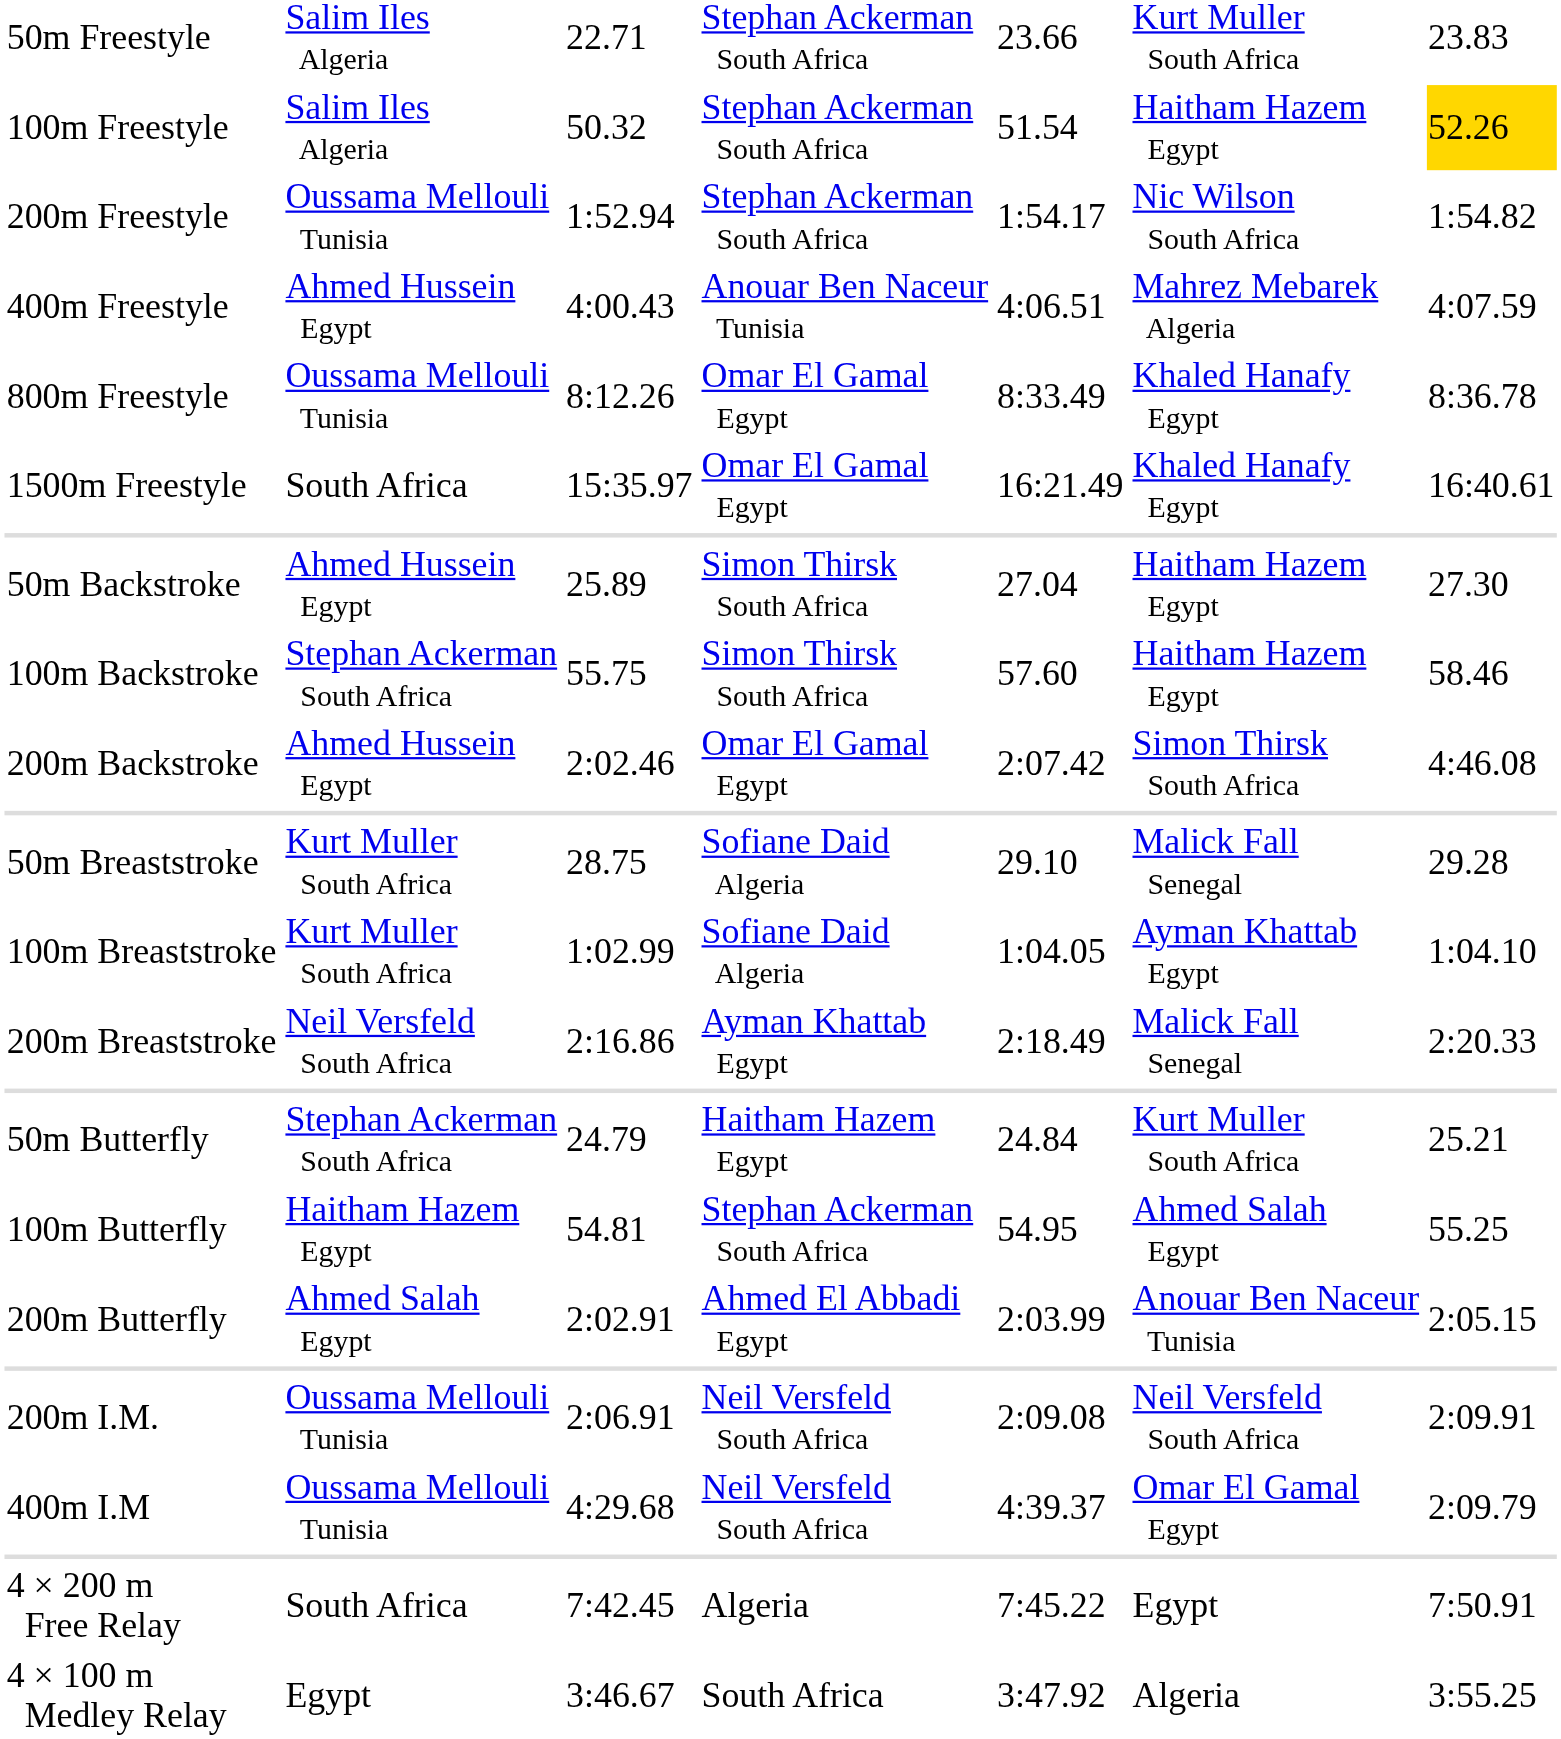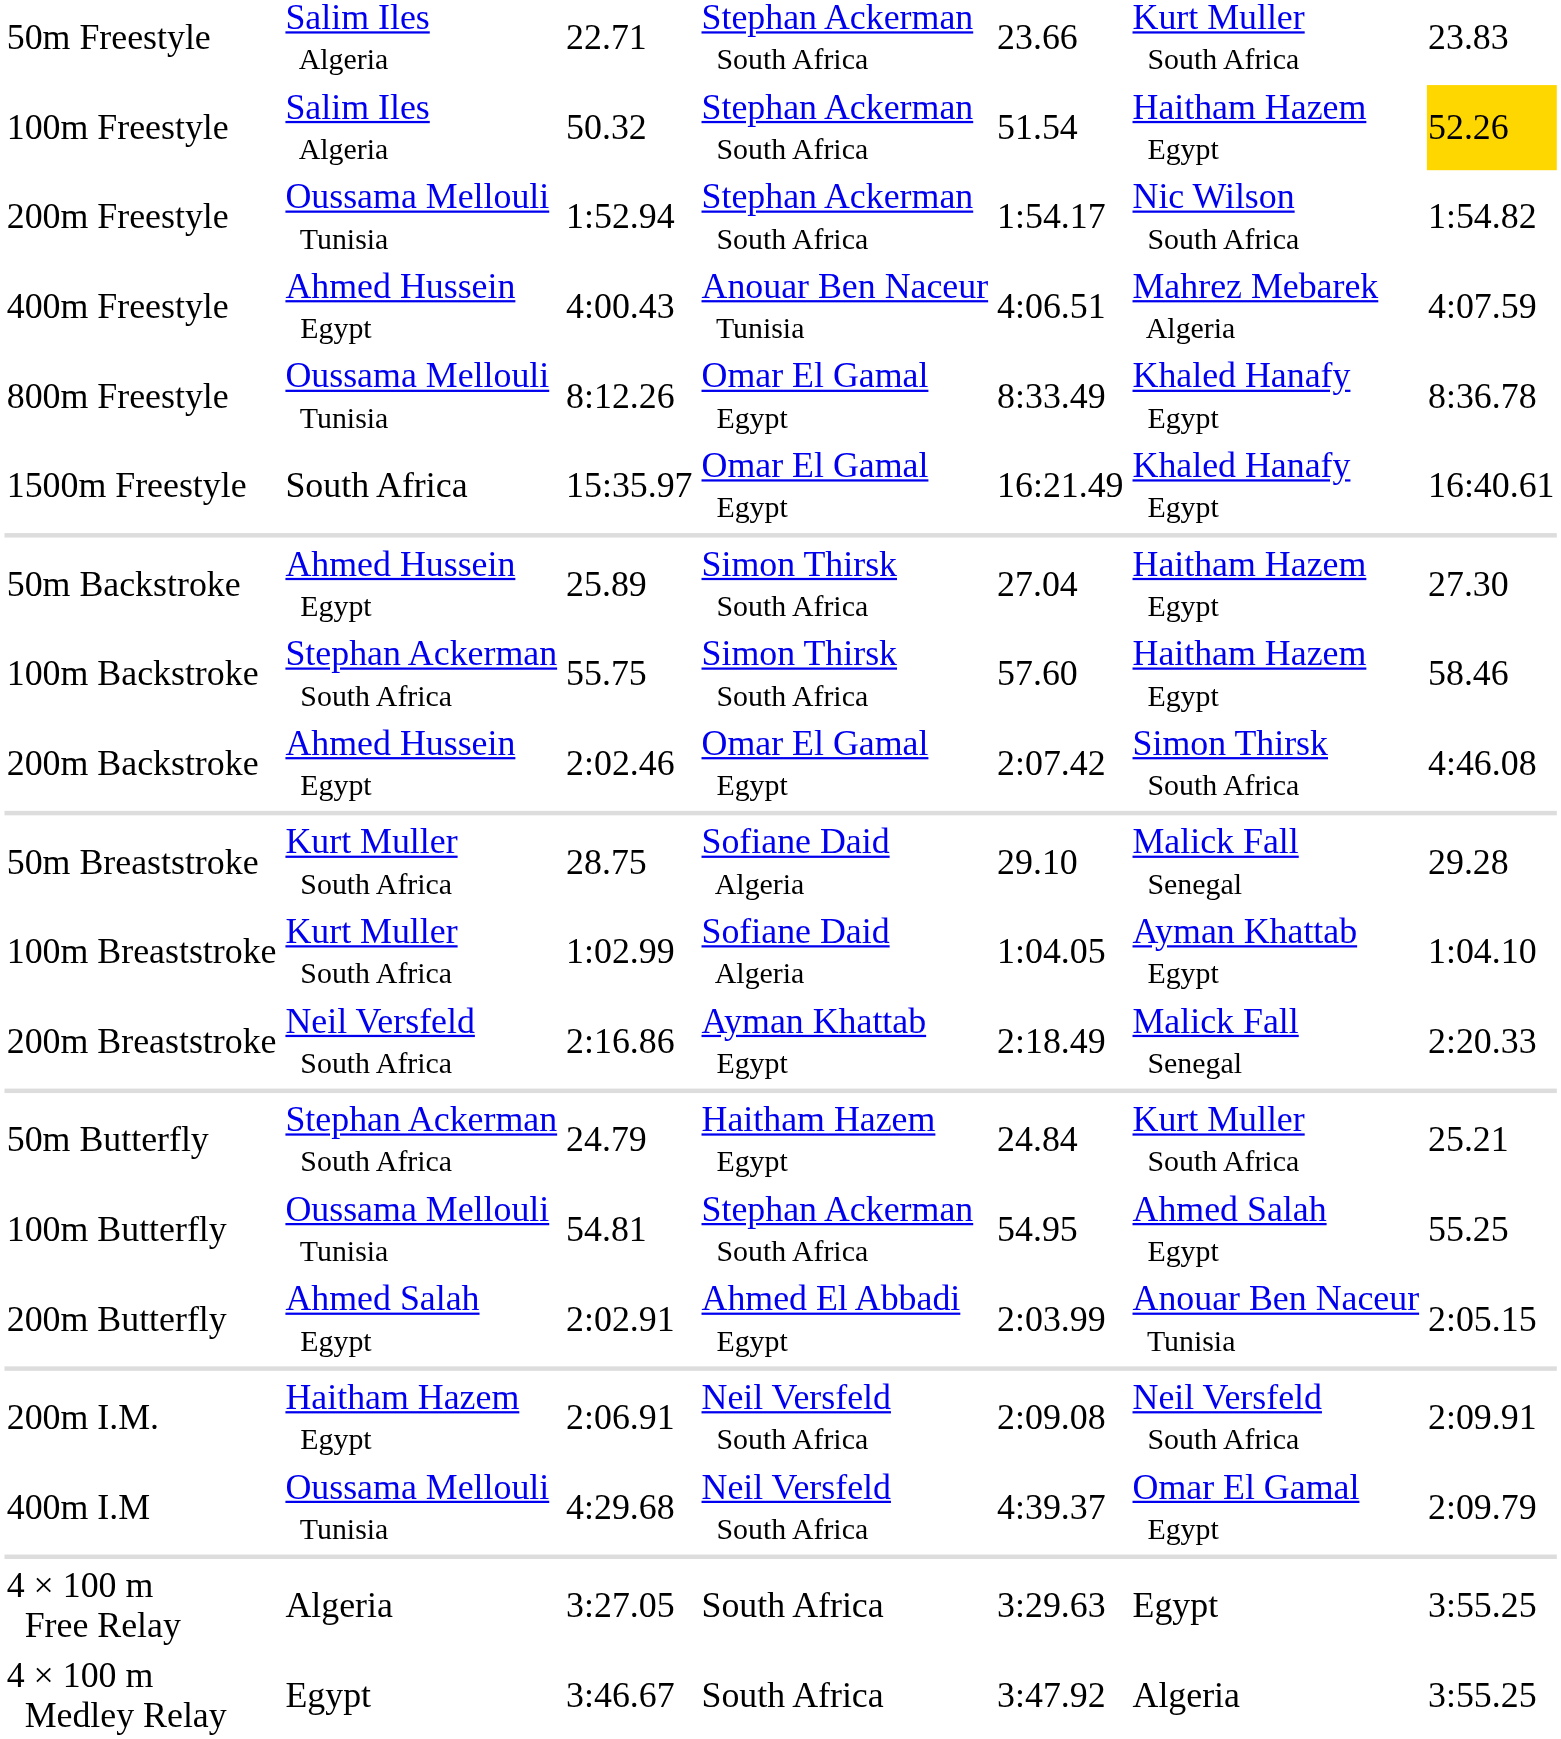(402, 1229) Haitham Hazem Egypt -> (417, 1229) Oussama Mellouli Tunisia
(417, 1417) Oussama Mellouli Tunisia -> (402, 1417) Haitham Hazem Egypt
+ row: (94, 1605)
- row: (94, 1605)
